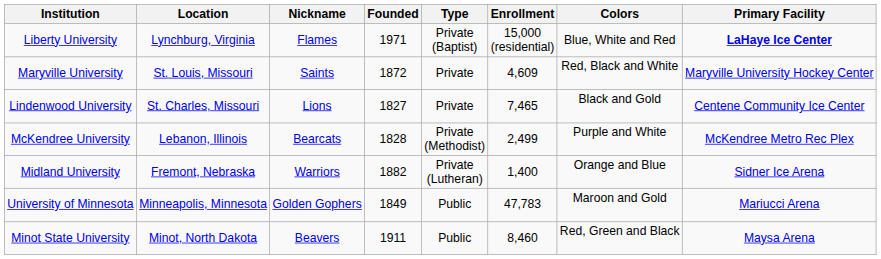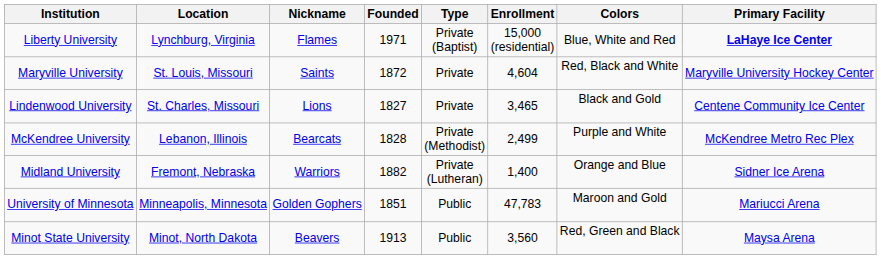(522, 73) 4,609 -> (522, 73) 4,604
(522, 106) 7,465 -> (522, 106) 3,465
(393, 205) 1849 -> (393, 205) 1851
(393, 238) 1911 -> (393, 238) 1913
(522, 238) 8,460 -> (522, 238) 3,560
